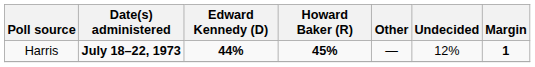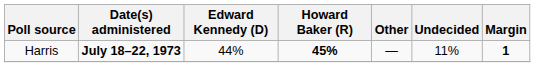(231, 51) bold -> (231, 51) normal
(447, 51) 12% -> (447, 51) 11%
